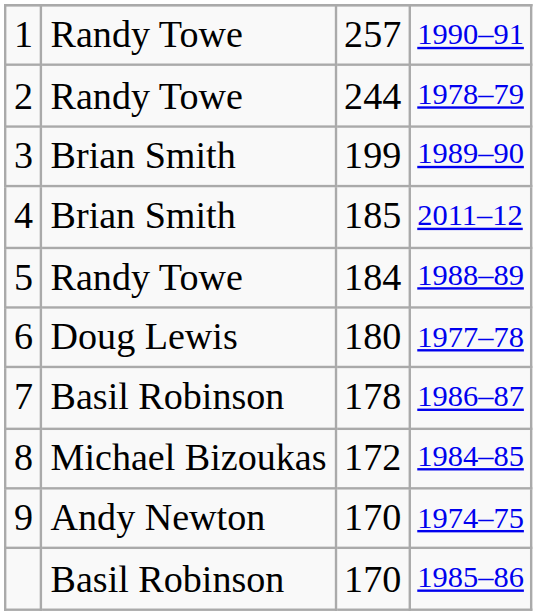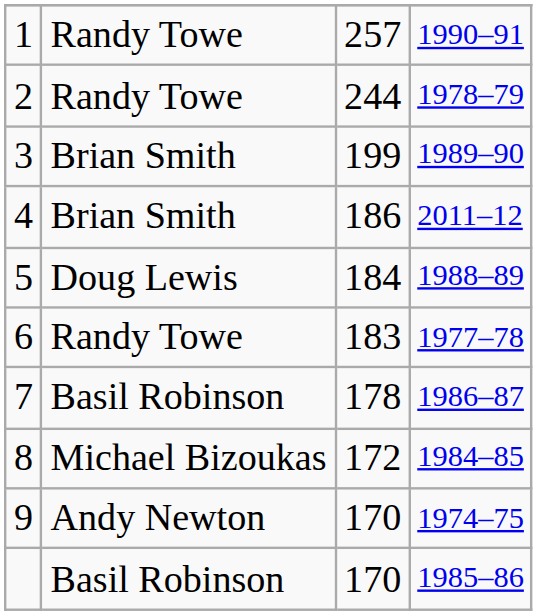(373, 215) 185 -> (373, 215) 186
(147, 276) Randy Towe -> (144, 276) Doug Lewis
(144, 336) Doug Lewis -> (147, 336) Randy Towe
(373, 336) 180 -> (373, 336) 183
